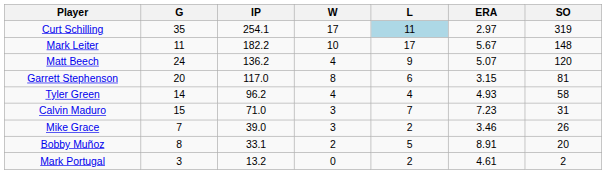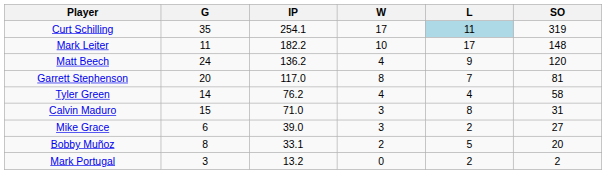- column: (486, 12)
(410, 78) 6 -> (469, 78) 7
(256, 95) 96.2 -> (293, 95) 76.2
(410, 111) 7 -> (469, 111) 8
(179, 128) 7 -> (205, 128) 6
(563, 128) 26 -> (558, 128) 27
